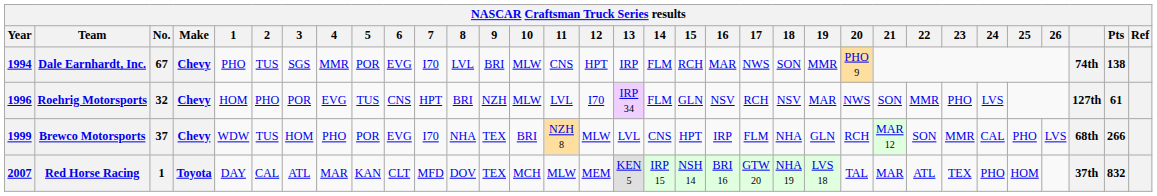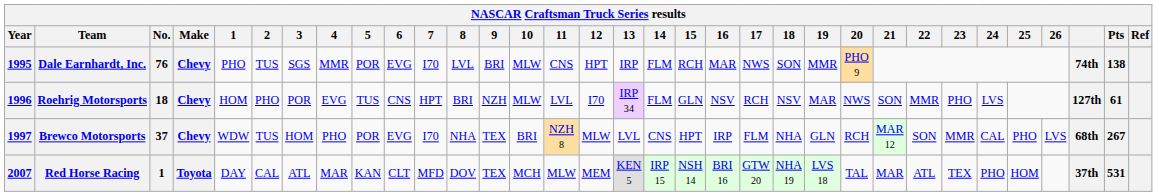(20, 64) 1994 -> (20, 64) 1995
(162, 64) 67 -> (162, 64) 76
(162, 100) 32 -> (162, 100) 18
(20, 136) 1999 -> (20, 136) 1997
(1116, 136) 266 -> (1116, 136) 267
(1116, 172) 832 -> (1116, 172) 531
